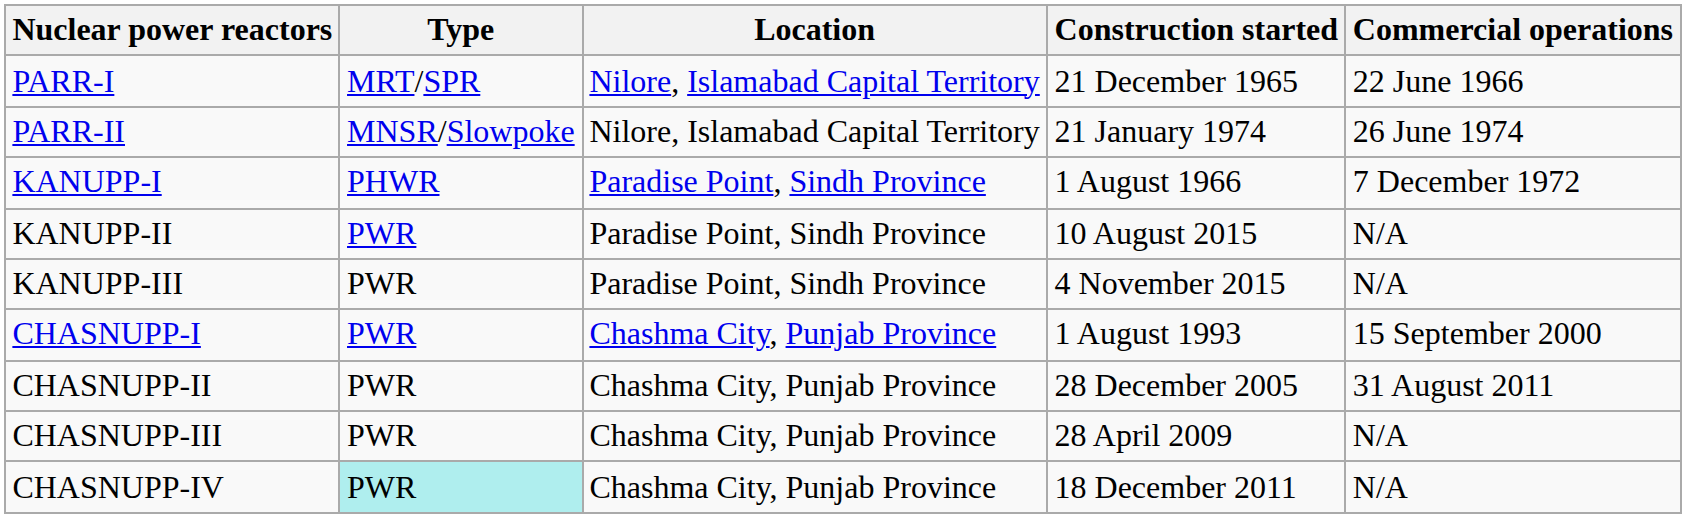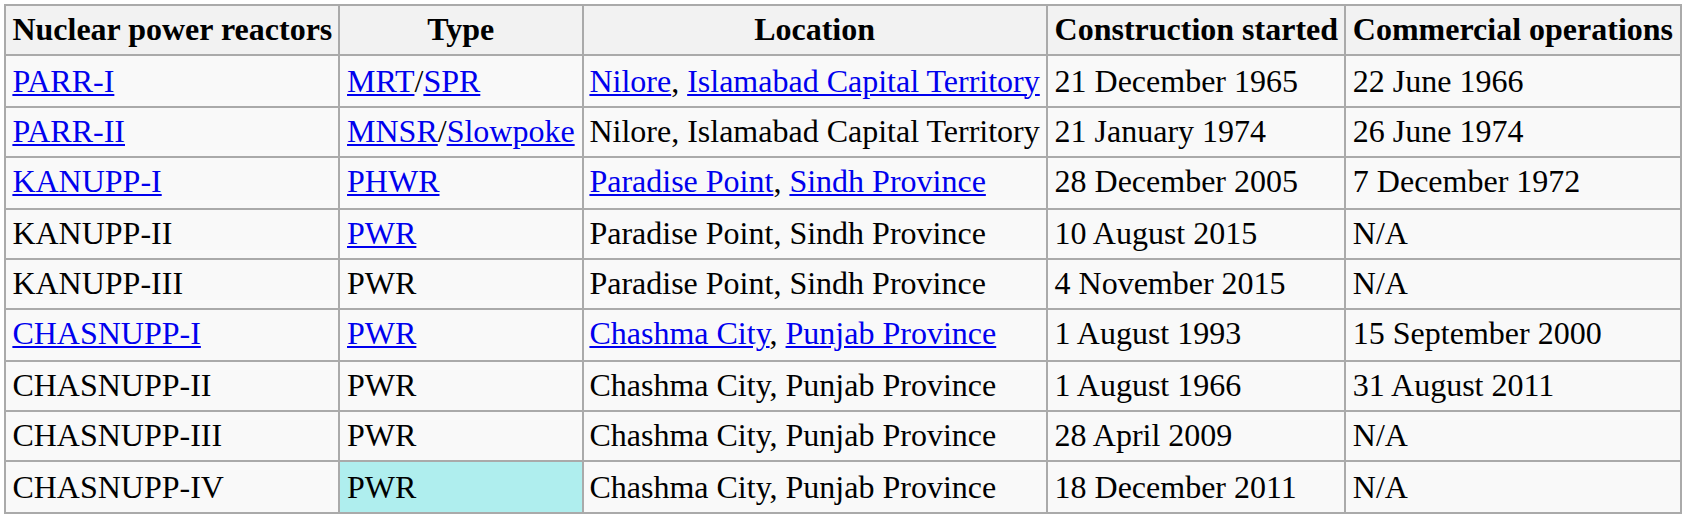(1148, 182) 1 August 1966 -> (1176, 182) 28 December 2005
(1176, 385) 28 December 2005 -> (1148, 385) 1 August 1966
